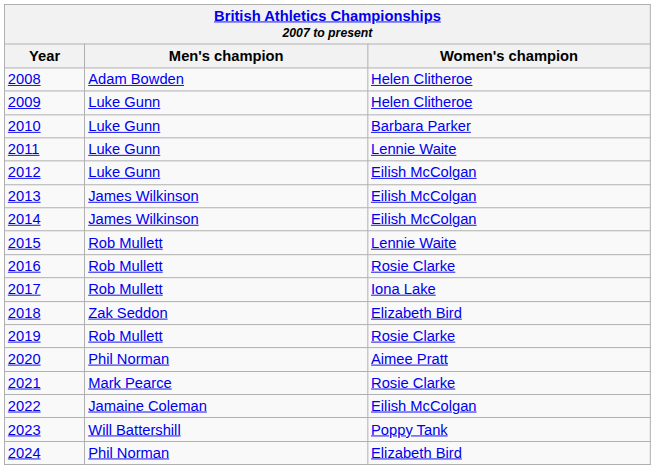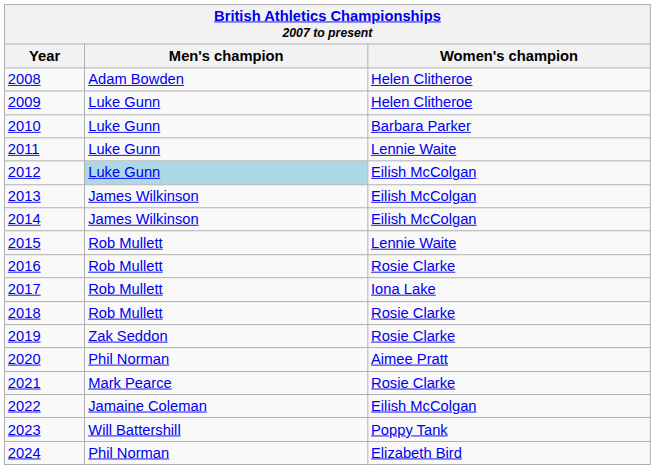(124, 172) no background -> (124, 172) lightblue background
(128, 312) Zak Seddon -> (125, 312) Rob Mullett
(416, 312) Elizabeth Bird -> (413, 312) Rosie Clarke
(125, 336) Rob Mullett -> (128, 336) Zak Seddon
